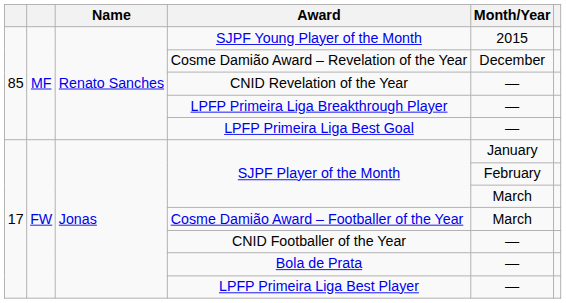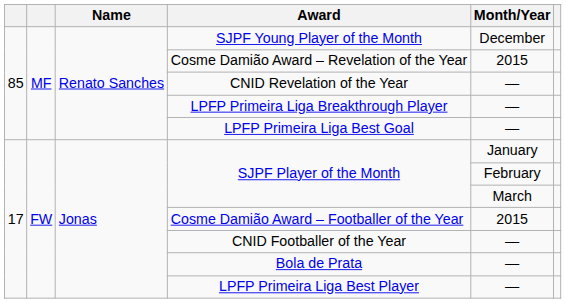(512, 38) 2015 -> (512, 38) December
(512, 60) December -> (512, 60) 2015
(512, 219) March -> (512, 219) 2015
